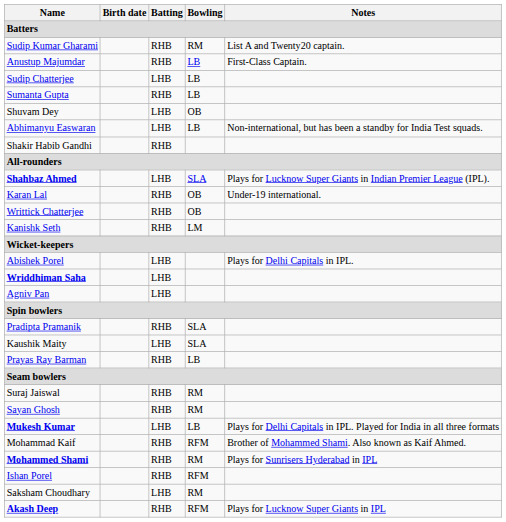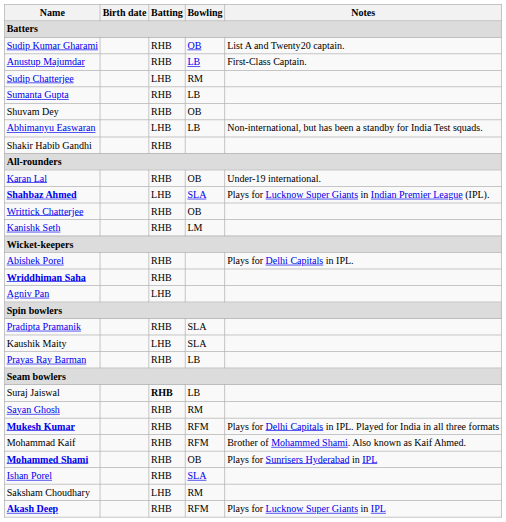(195, 46) RM -> (194, 46) OB
(194, 79) LB -> (195, 79) RM
(161, 112) LHB -> (161, 112) RHB
rows swapped: (27, 194) <-> (42, 178)
(161, 261) LHB -> (161, 261) RHB
(161, 277) LHB -> (161, 277) RHB
(161, 393) normal -> (162, 393) bold
(195, 393) RM -> (194, 393) LB
(161, 426) LHB -> (161, 426) RHB
(194, 426) LB -> (198, 426) RFM
(195, 459) RM -> (194, 459) OB
(198, 476) RFM -> (197, 476) SLA
